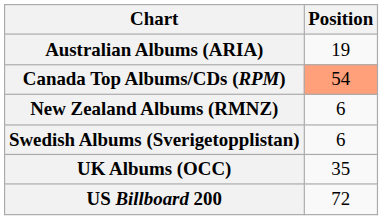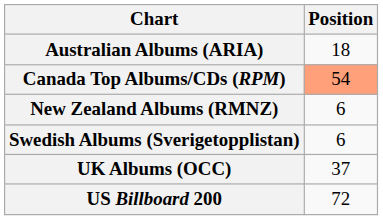(341, 49) 19 -> (341, 49) 18
(341, 169) 35 -> (341, 169) 37
